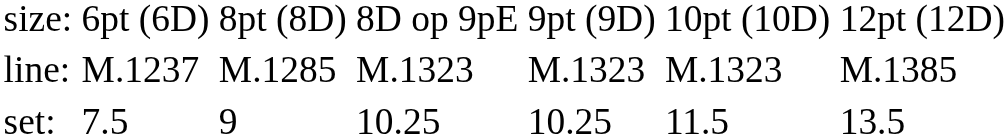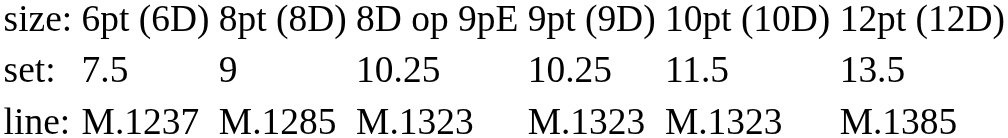rows swapped: (30, 121) <-> (37, 69)
